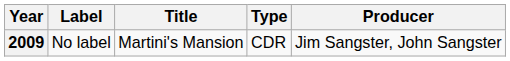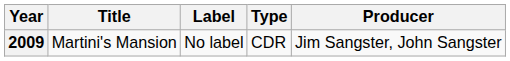columns swapped: (181, 17) <-> (81, 17)
